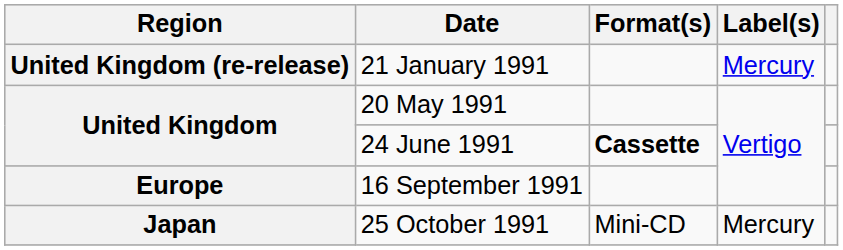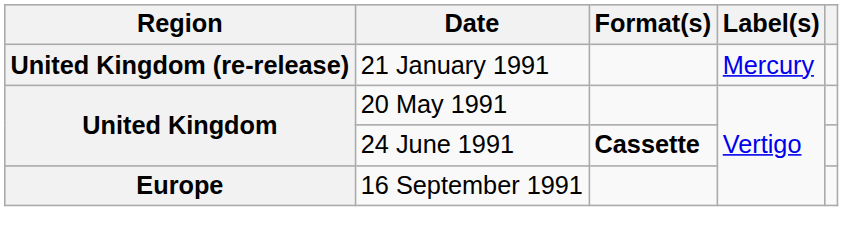- row: (455, 225)
